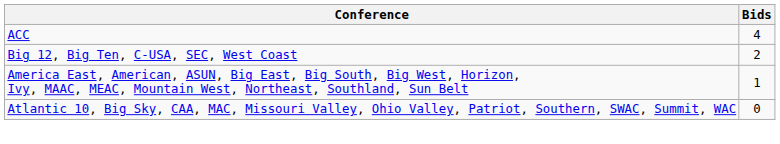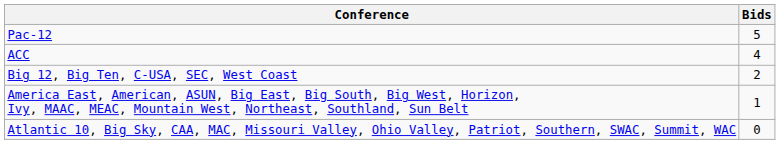+ row: (30, 35)
